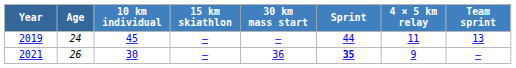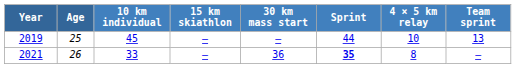(76, 40) 24 -> (76, 40) 25
(413, 40) 11 -> (413, 40) 10
(132, 56) 30 -> (132, 56) 33
(413, 56) 9 -> (413, 56) 8
